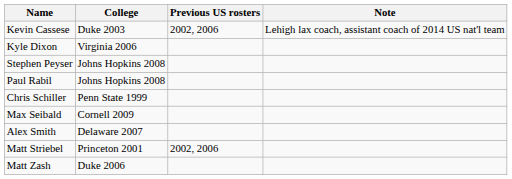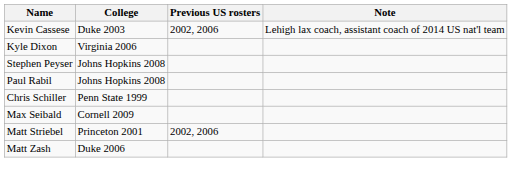- row: (31, 132)
